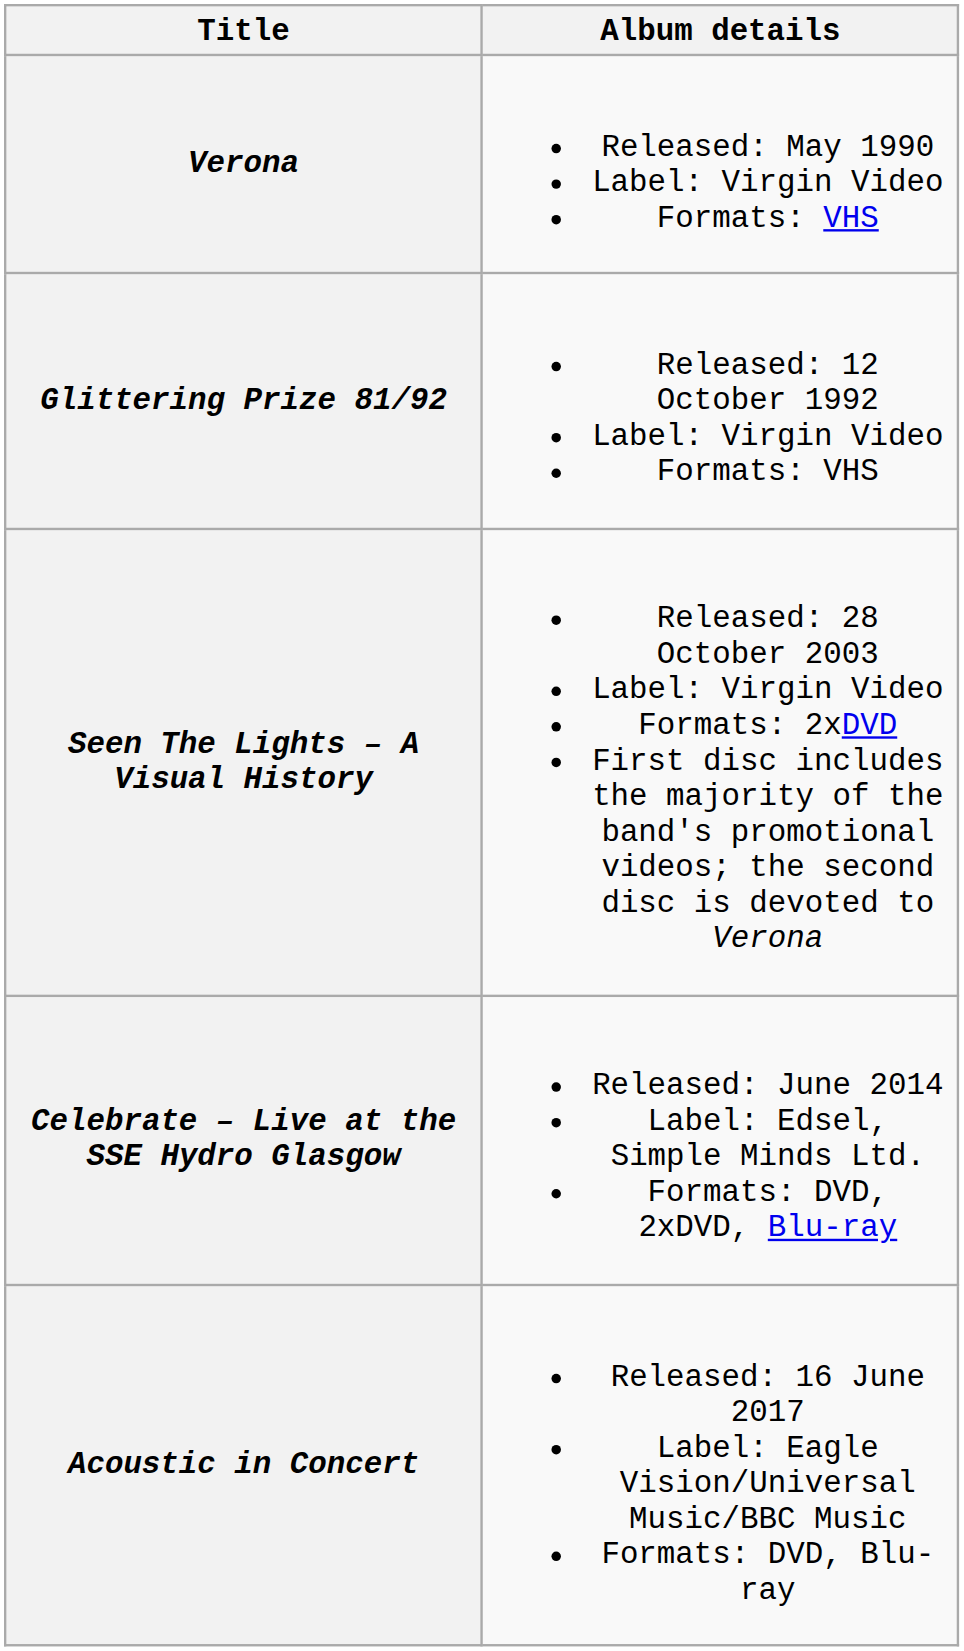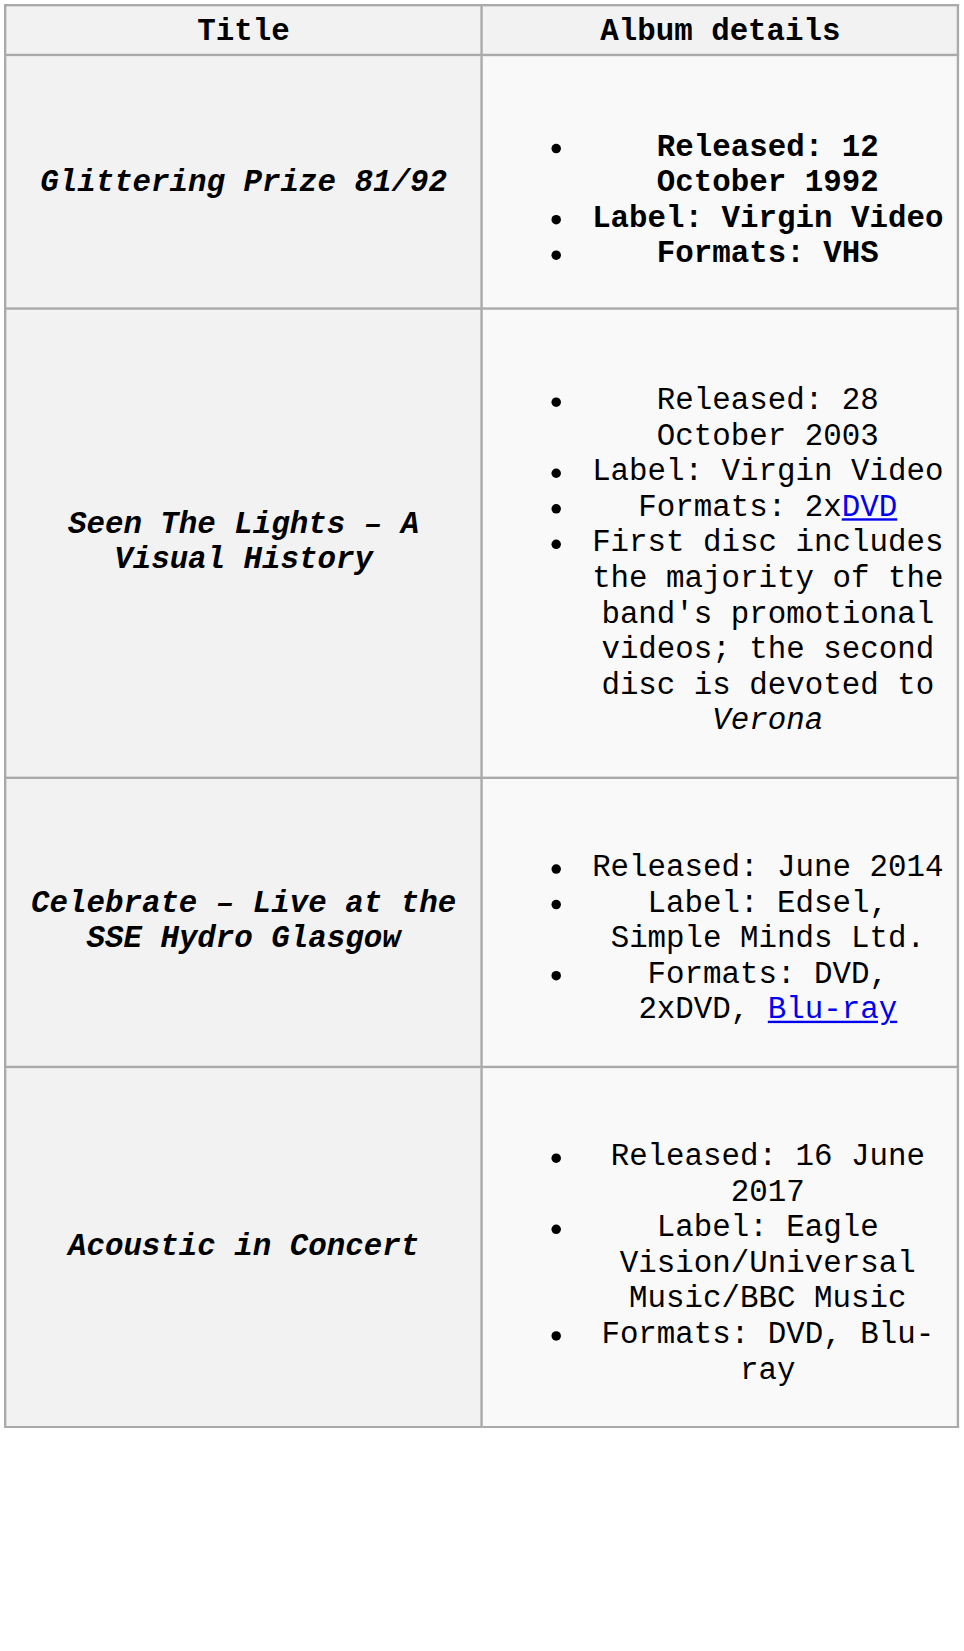- row: (244, 165)
(720, 419) normal -> (720, 200) bold
